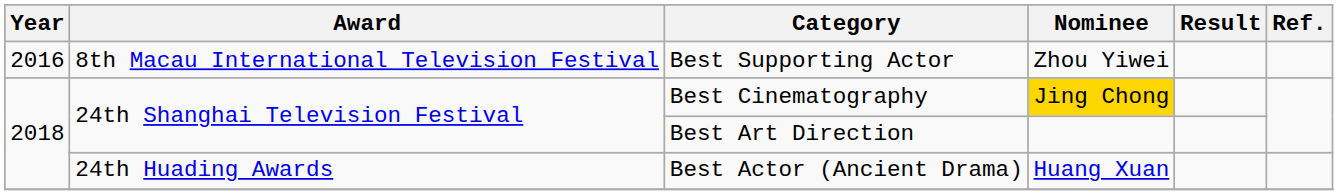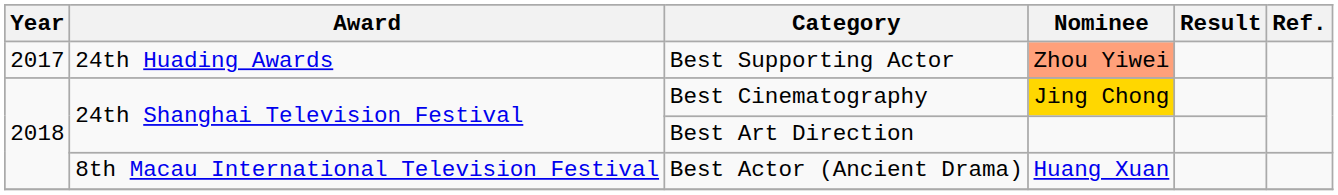(37, 60) 2016 -> (37, 60) 2017
(367, 60) 8th Macau International Television Festival -> (204, 60) 24th Huading Awards
(1101, 60) no background -> (1101, 60) lightsalmon background
(204, 171) 24th Huading Awards -> (367, 171) 8th Macau International Television Festival
